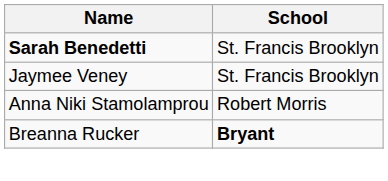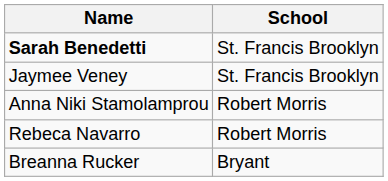+ row: (75, 133)
(246, 133) bold -> (243, 162) normal
